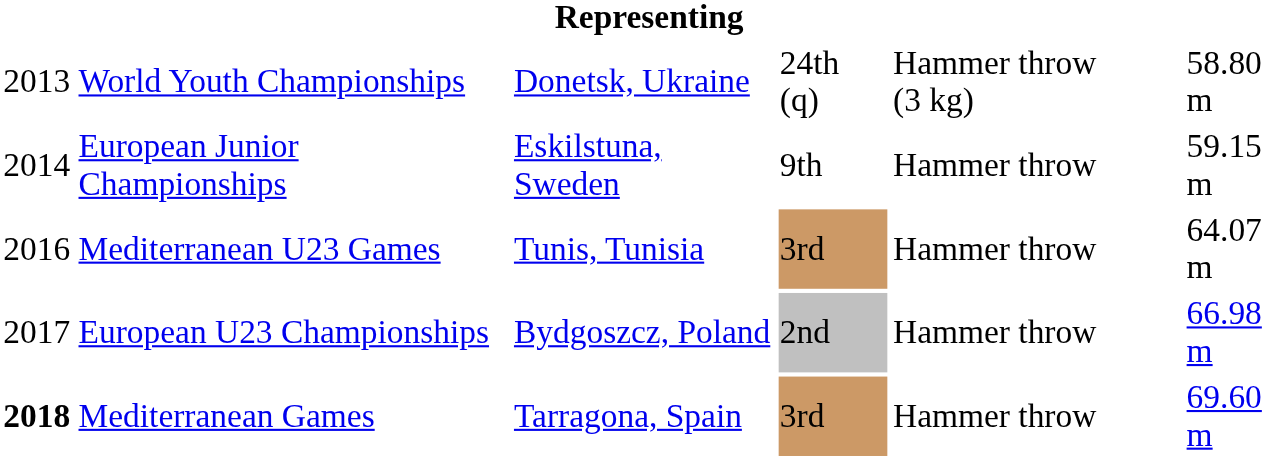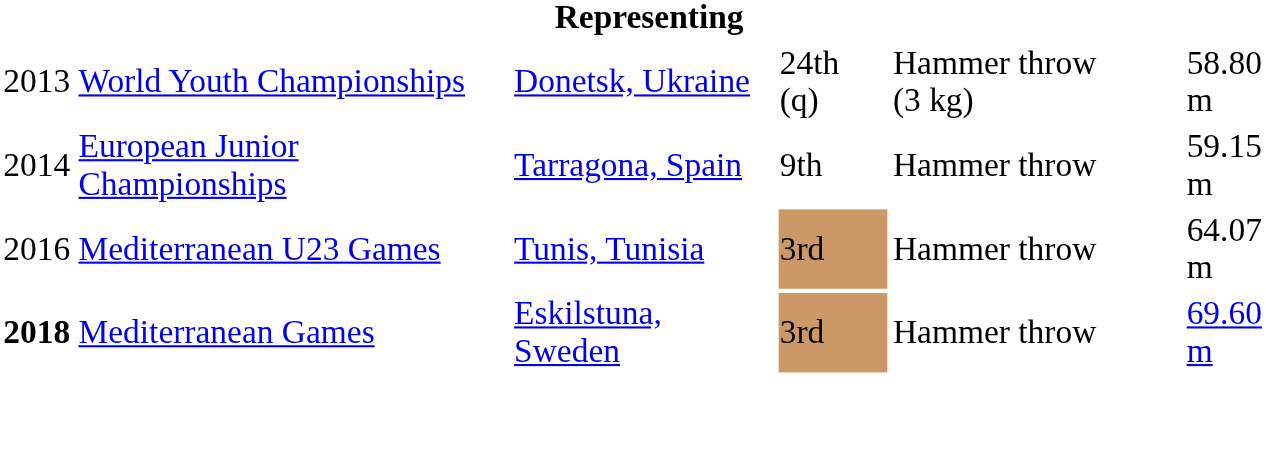(588, 164) Eskilstuna, Sweden -> (628, 164) Tarragona, Spain
- row: (284, 332)
(628, 415) Tarragona, Spain -> (588, 332) Eskilstuna, Sweden
